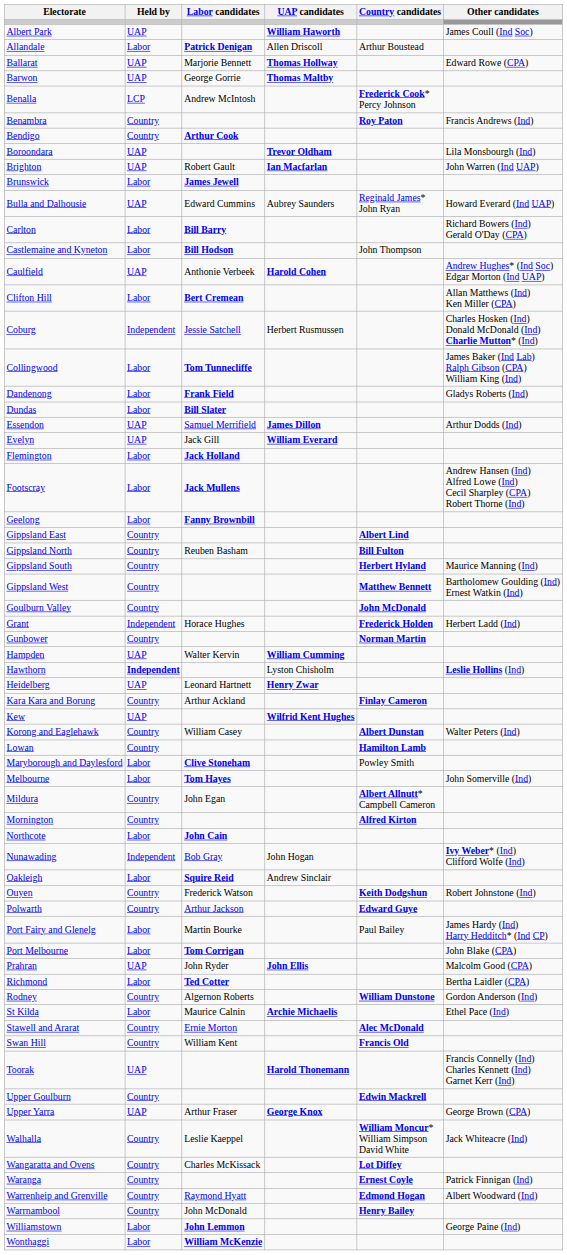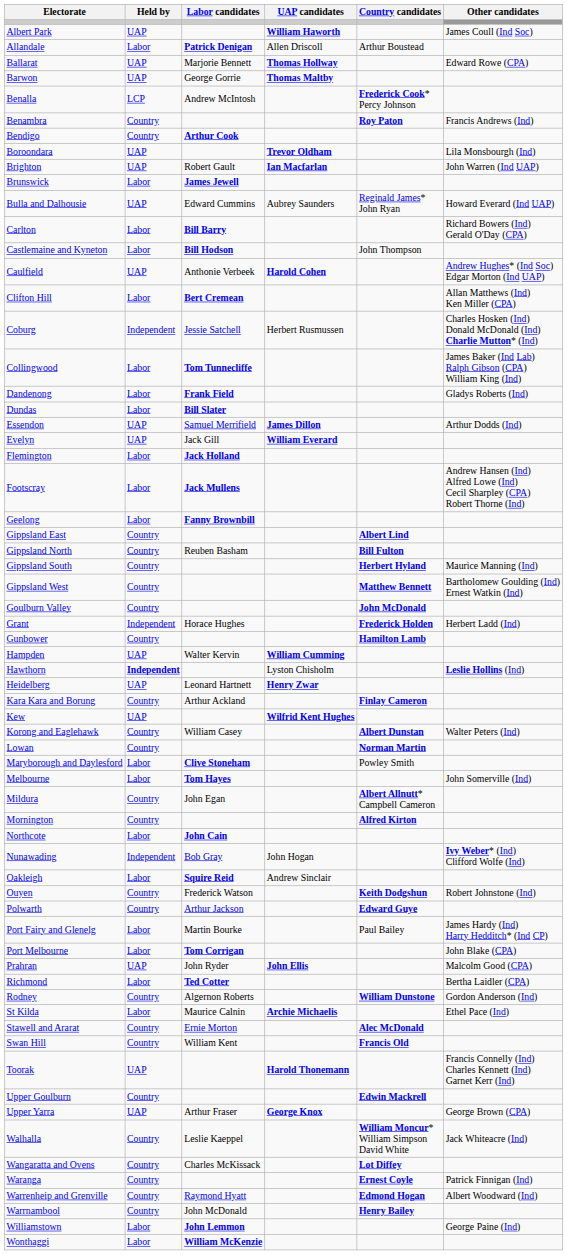(392, 639) Norman Martin -> (392, 639) Hamilton Lamb
(392, 747) Hamilton Lamb -> (392, 747) Norman Martin
